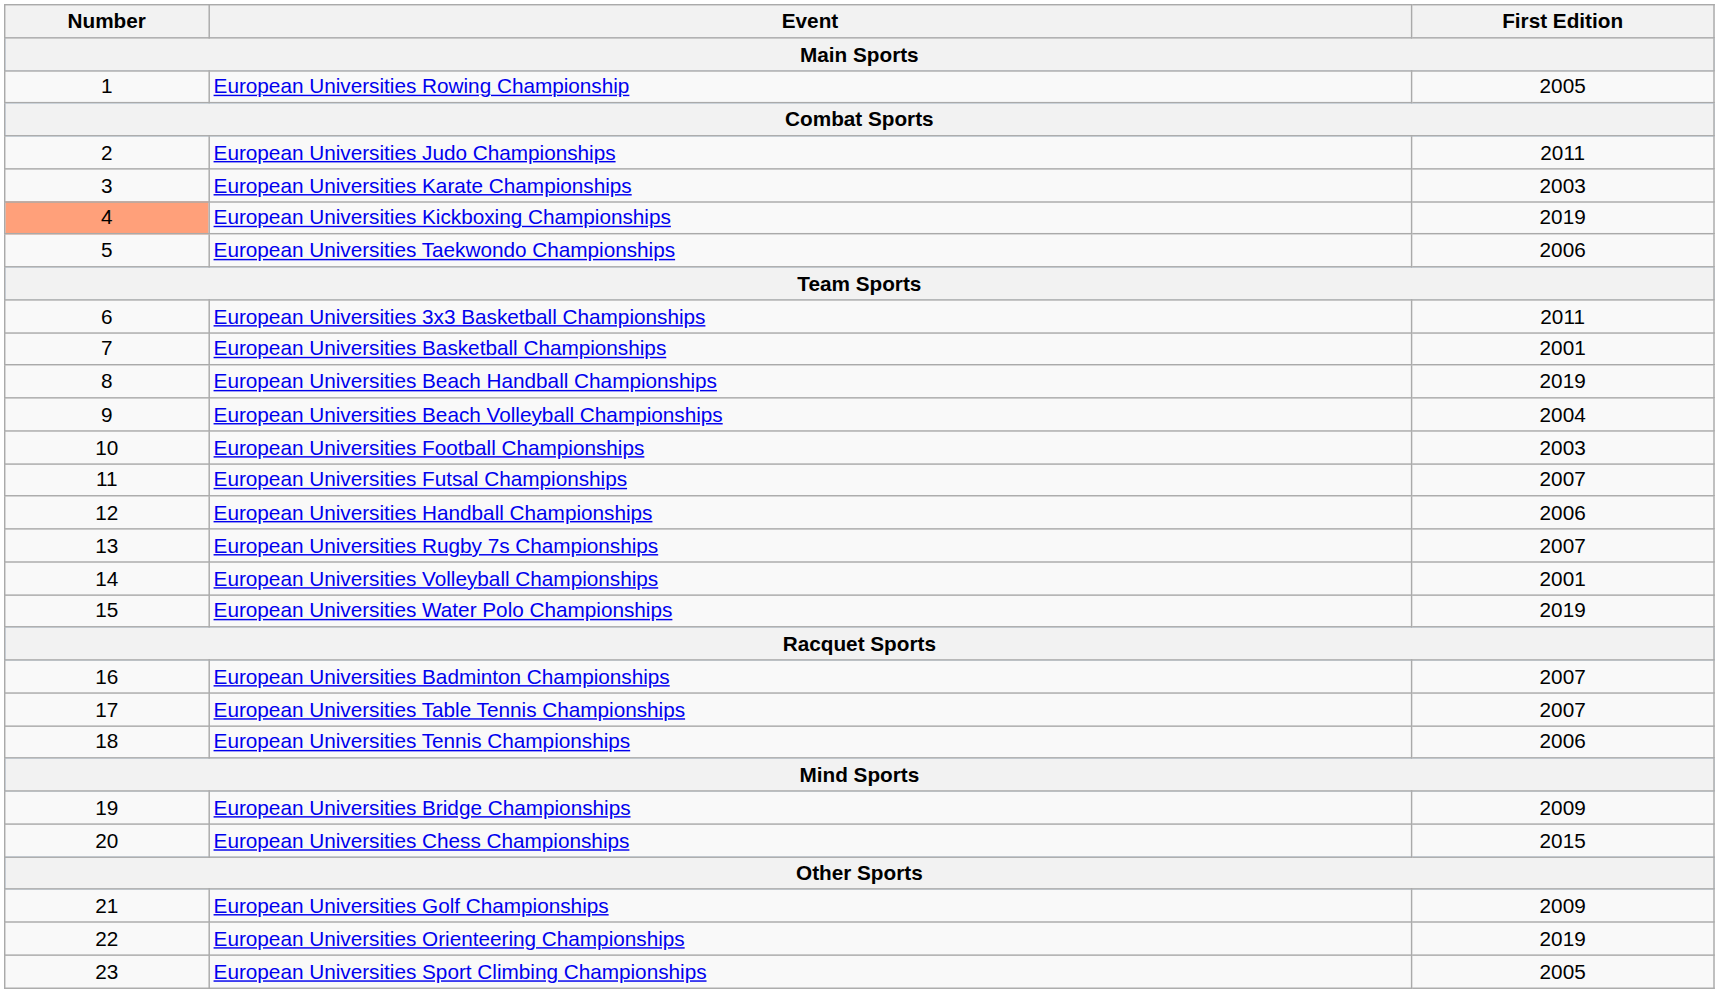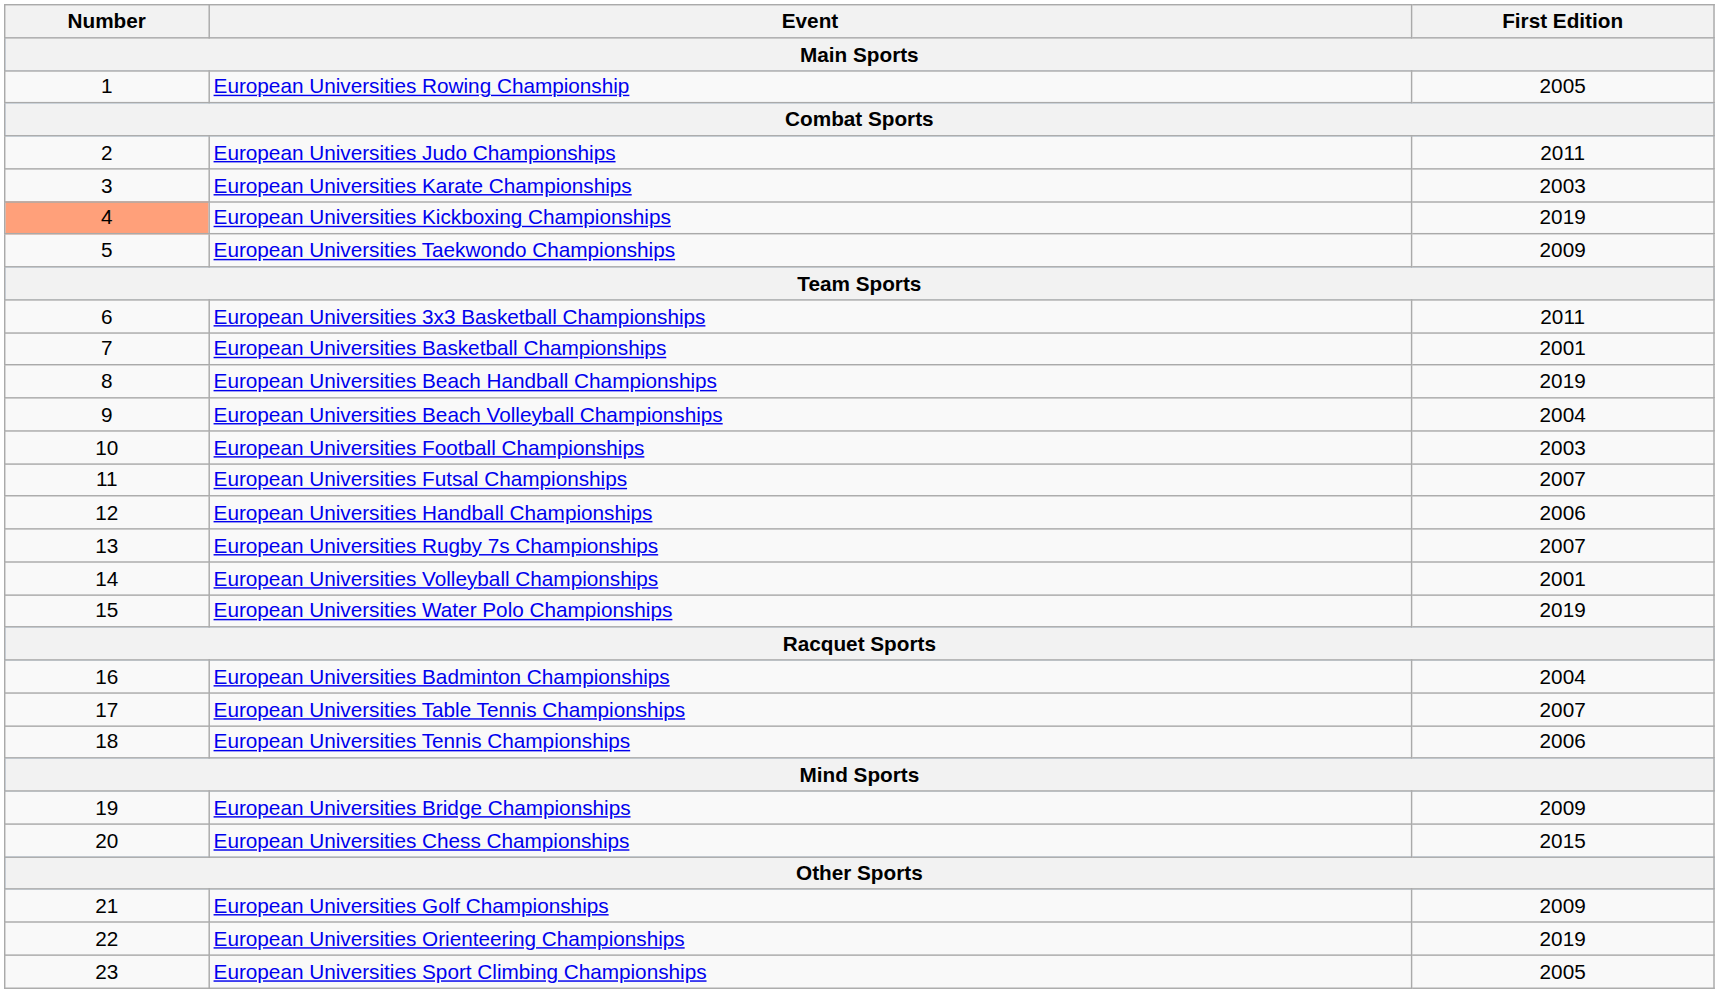(1563, 251) 2006 -> (1563, 251) 2009
(1563, 677) 2007 -> (1563, 677) 2004
